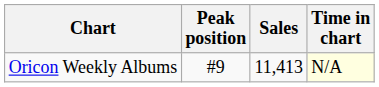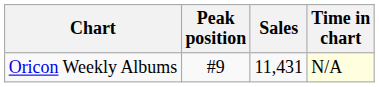(279, 67) 11,413 -> (279, 67) 11,431
